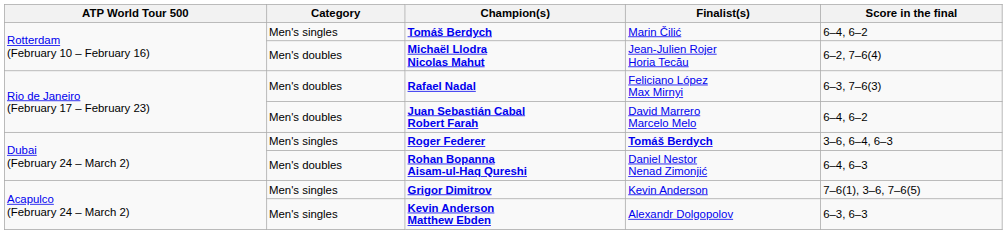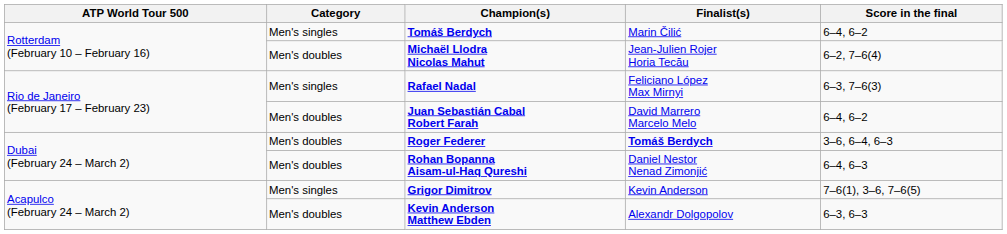(306, 87) Men's doubles -> (303, 87) Men's singles
(303, 142) Men's singles -> (306, 142) Men's doubles
(303, 214) Men's singles -> (306, 214) Men's doubles
